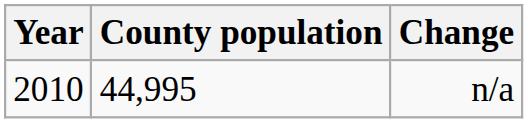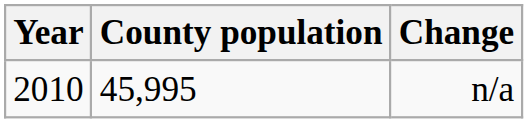(148, 88) 44,995 -> (148, 88) 45,995
